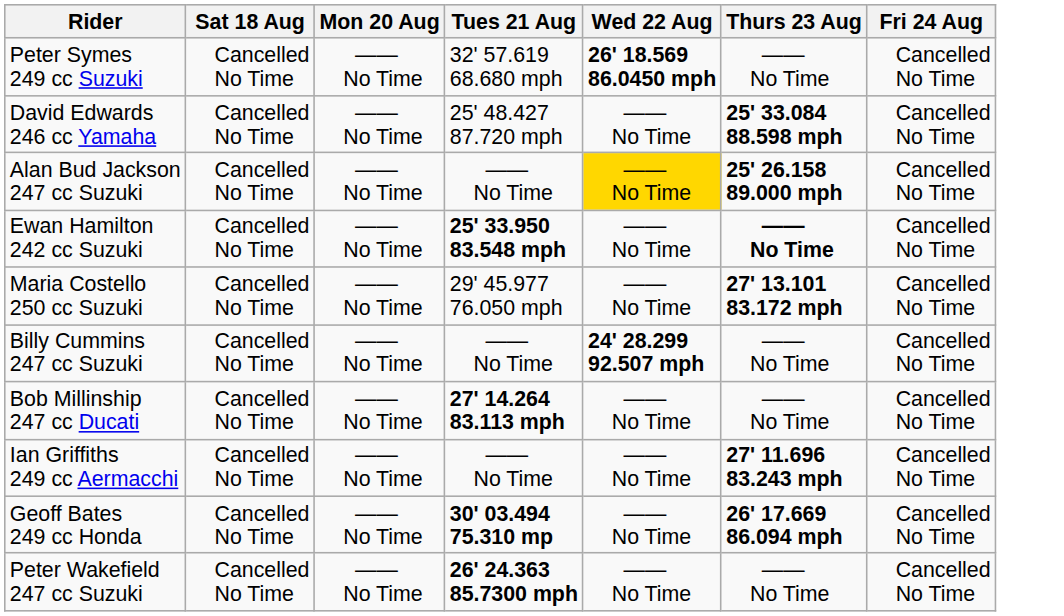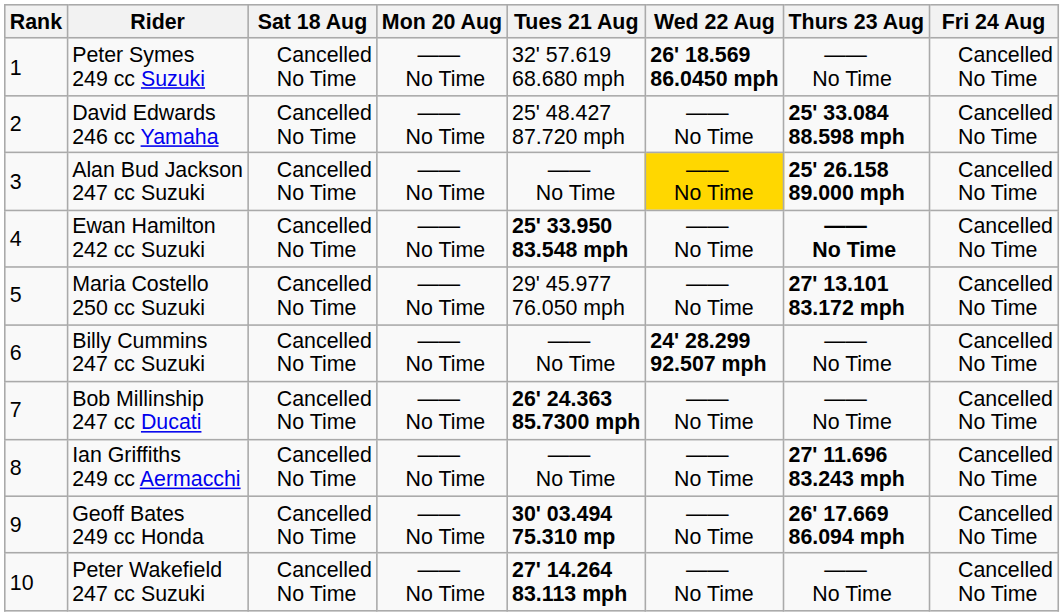+ column: (36, 21)
(507, 410) 27' 14.264 83.113 mph -> (576, 410) 26' 24.363 85.7300 mph
(514, 582) 26' 24.363 85.7300 mph -> (570, 582) 27' 14.264 83.113 mph
